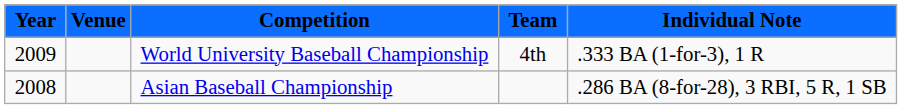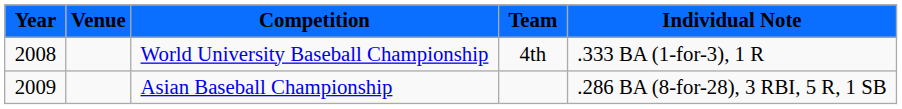(35, 53) 2009 -> (35, 53) 2008
(35, 86) 2008 -> (35, 86) 2009
